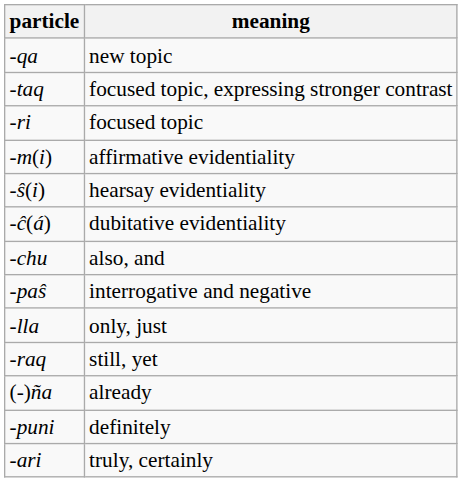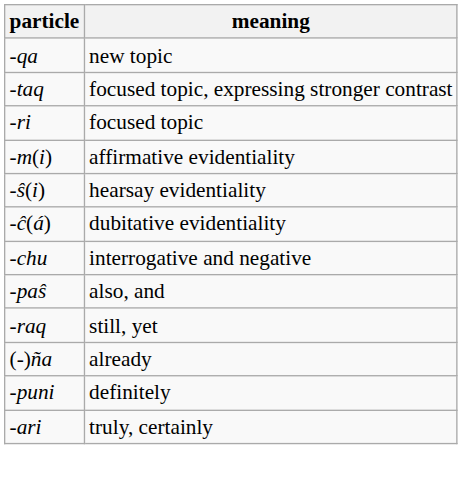(127, 257) also, and -> (200, 257) interrogative and negative
(200, 291) interrogative and negative -> (127, 291) also, and
- row: (24, 325)
